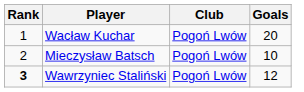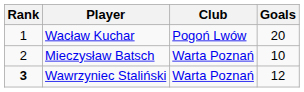(209, 55) Pogoń Lwów -> (213, 55) Warta Poznań
(209, 76) Pogoń Lwów -> (213, 76) Warta Poznań
